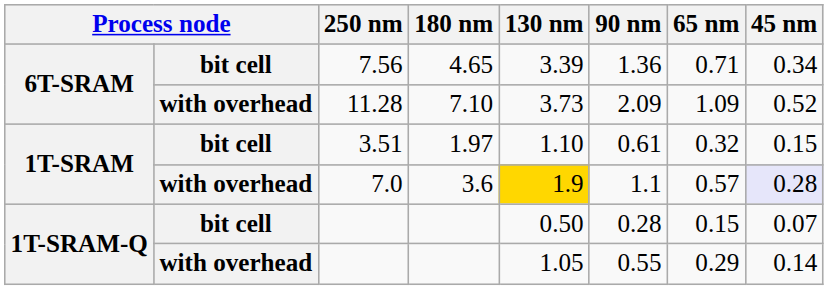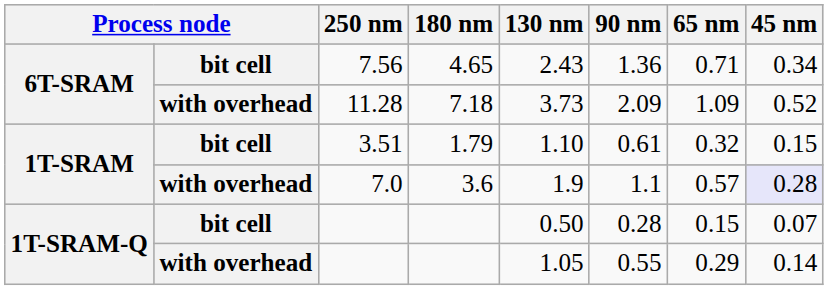(562, 64) 3.39 -> (562, 64) 2.43
(471, 104) 7.10 -> (471, 104) 7.18
(471, 143) 1.97 -> (471, 143) 1.79
(568, 183) gold background -> (568, 183) no background
